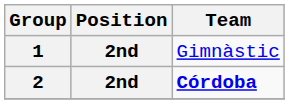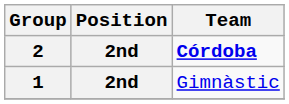rows swapped: (38, 51) <-> (38, 83)
